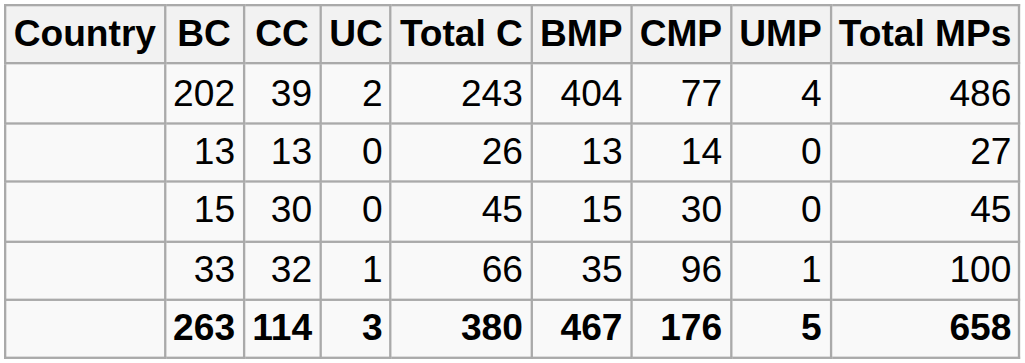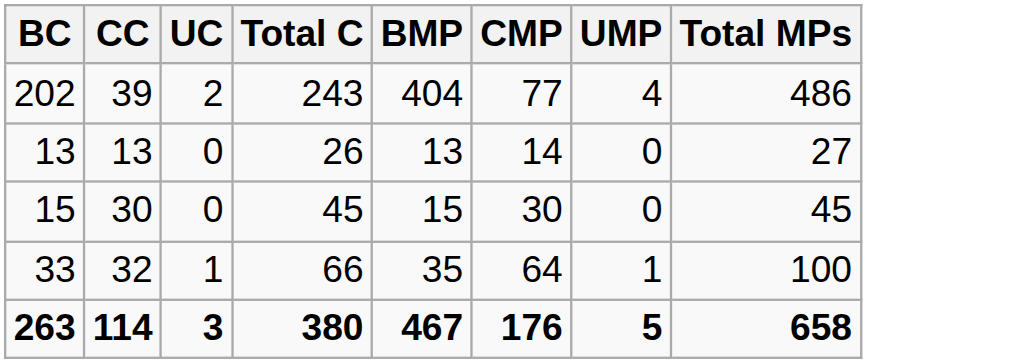- column: (85, 33)
(702, 269) 96 -> (542, 269) 64
